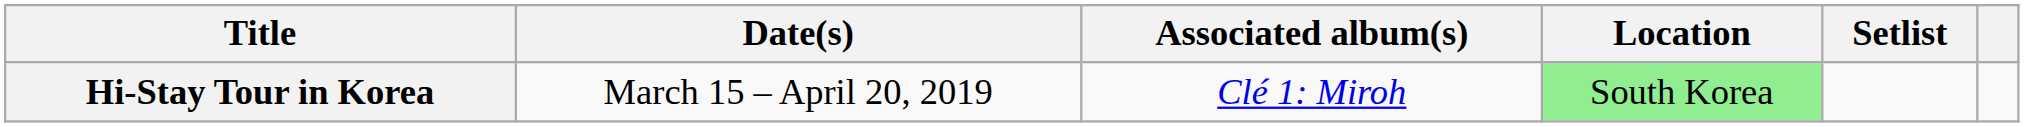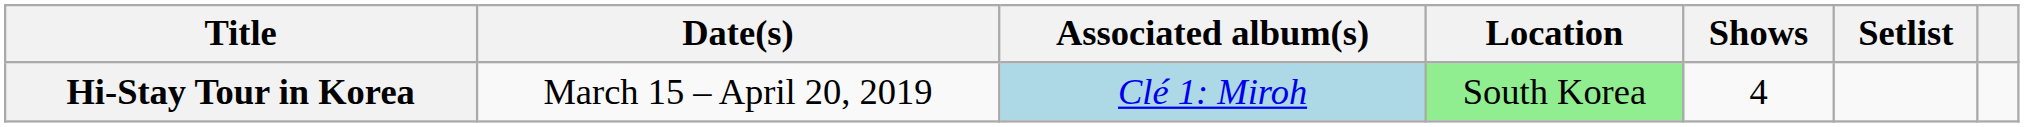+ column: (1759, 33)
(1312, 91) no background -> (1213, 91) lightblue background
